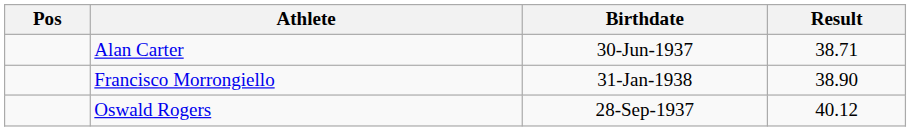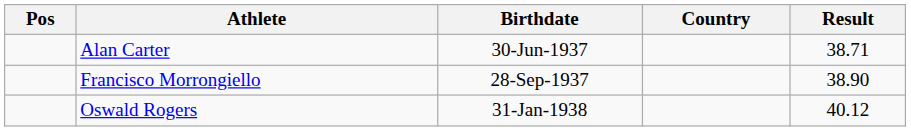+ column: (716, 19)
(645, 79) 31-Jan-1938 -> (540, 79) 28-Sep-1937
(645, 110) 28-Sep-1937 -> (540, 110) 31-Jan-1938
